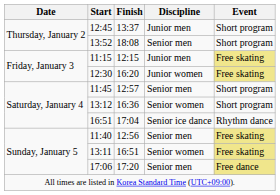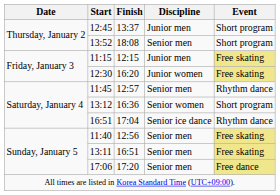(244, 89) Short program -> (244, 89) Rhythm dance
(175, 151) Senior women -> (169, 151) Senior men
